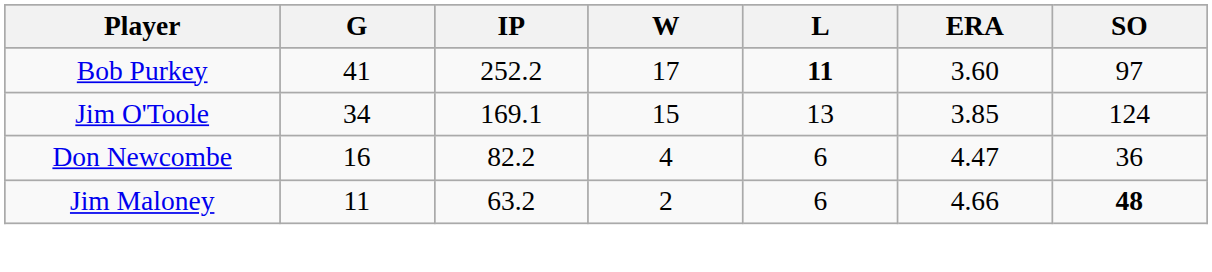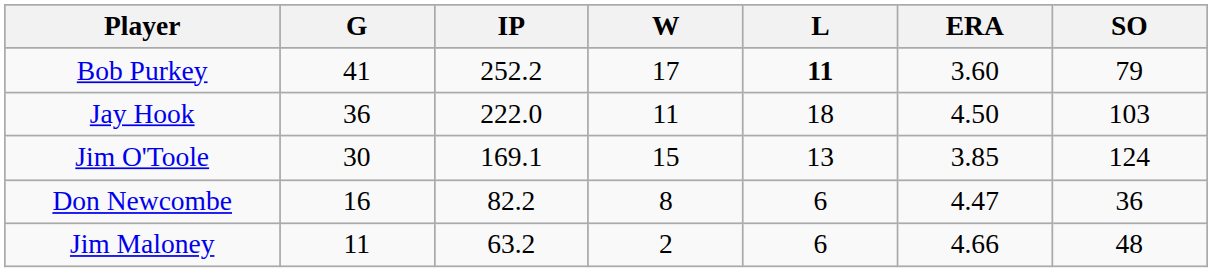(1129, 69) 97 -> (1129, 69) 79
+ row: (142, 113)
(357, 113) 34 -> (357, 157) 30
(666, 157) 4 -> (666, 200) 8
(1129, 200) bold -> (1129, 244) normal
